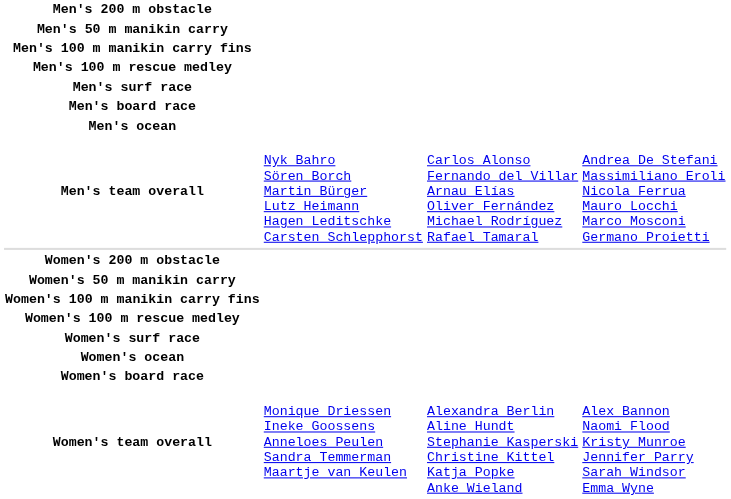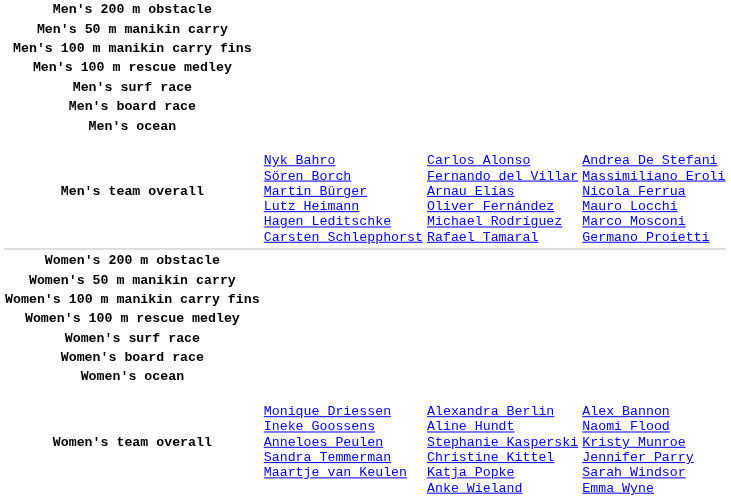rows swapped: (132, 377) <-> (132, 358)
